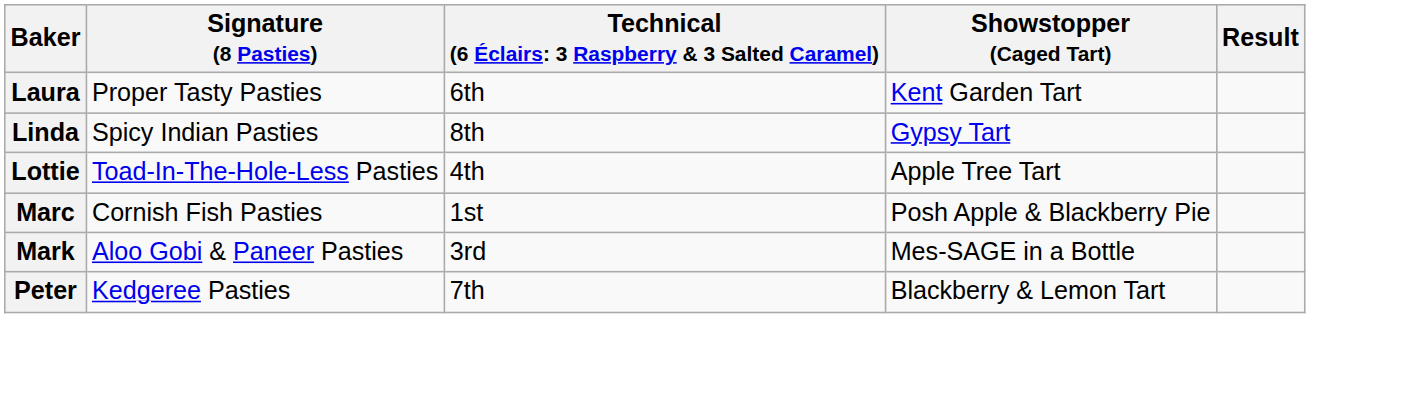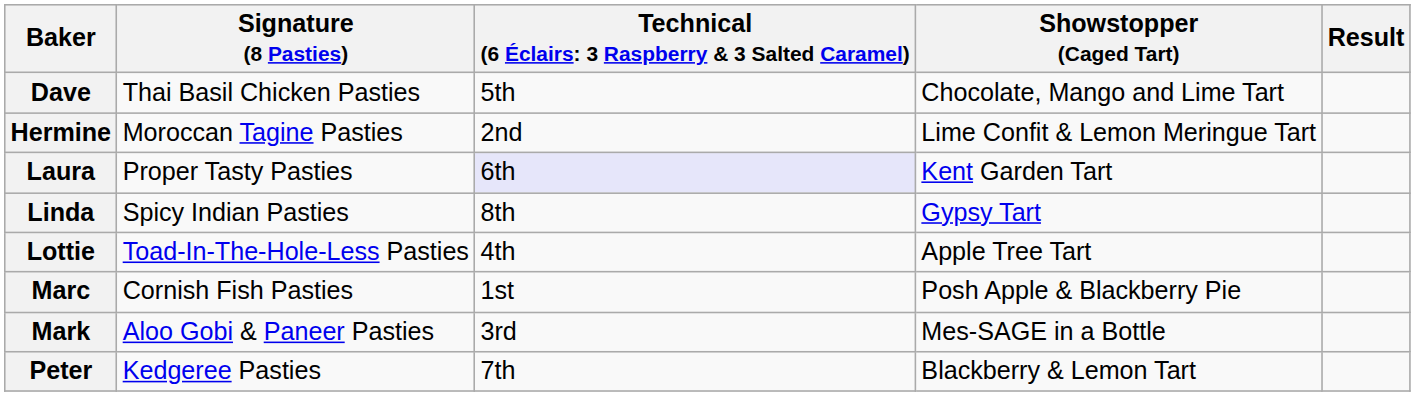+ row: (61, 92)
+ row: (61, 132)
(467, 92) no background -> (498, 172) lavender background
